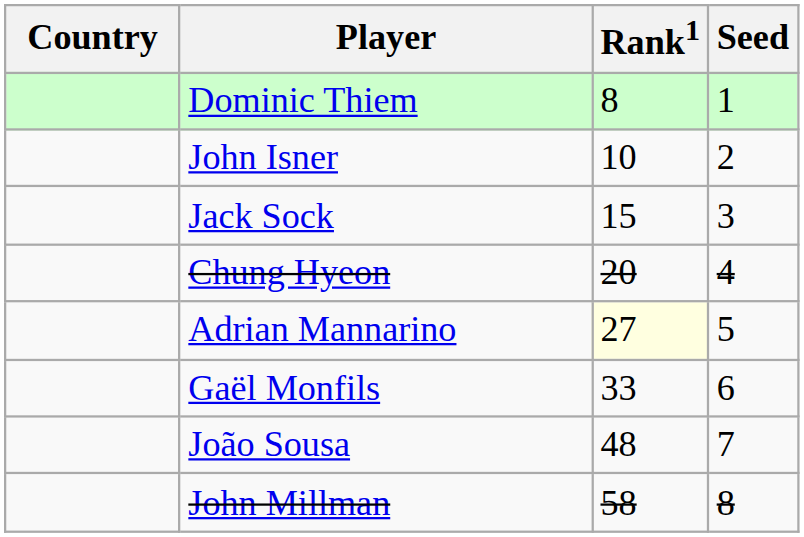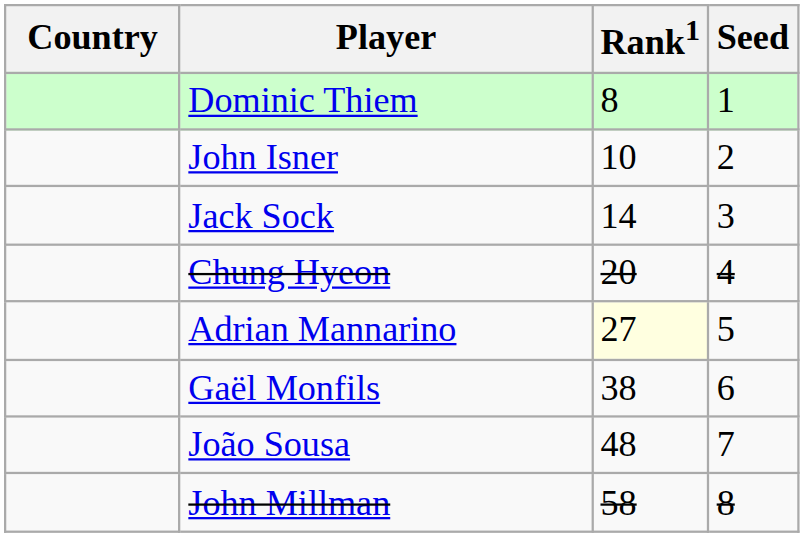(619, 214) 15 -> (619, 214) 14
(619, 387) 33 -> (619, 387) 38
